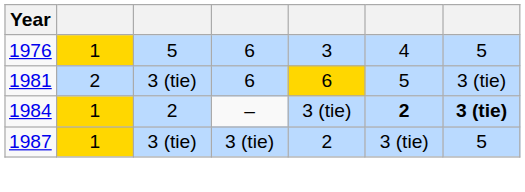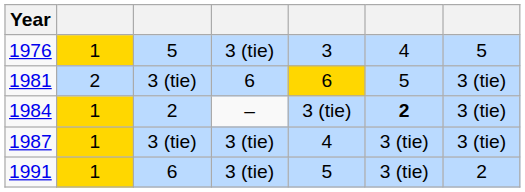(250, 50) 6 -> (250, 50) 3 (tie)
(482, 111) bold -> (482, 111) normal
(327, 141) 2 -> (327, 141) 4
(482, 141) 5 -> (482, 141) 3 (tie)
+ row: (30, 171)
